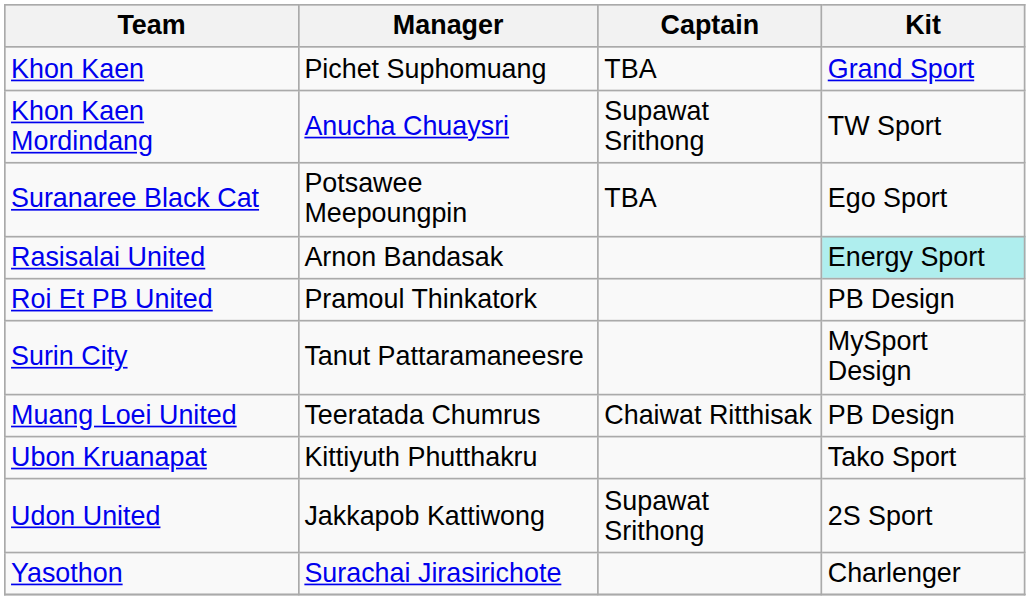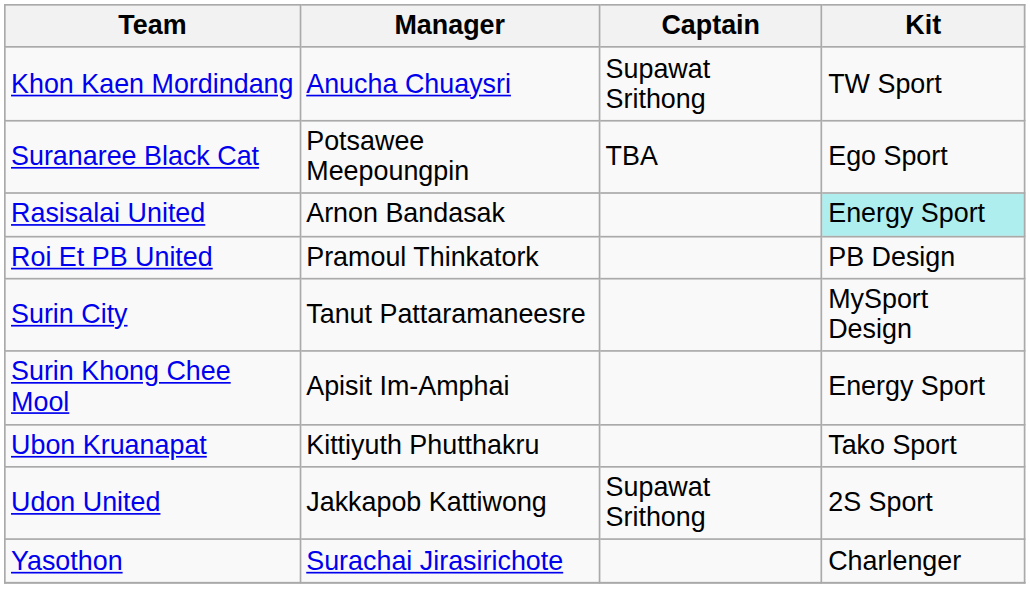- row: (78, 68)
+ row: (121, 387)
- row: (124, 414)
